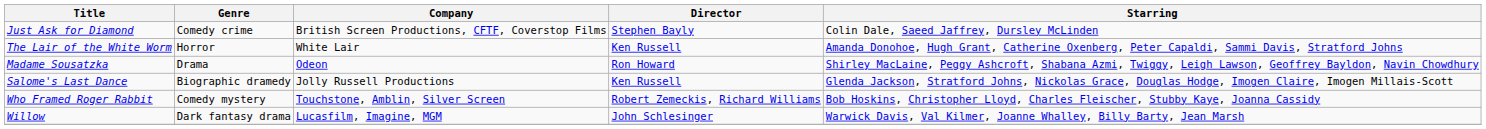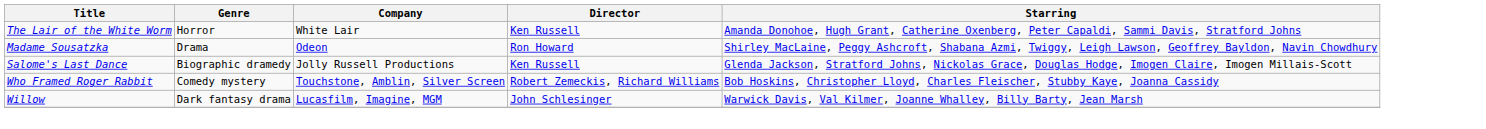- row: (70, 30)
